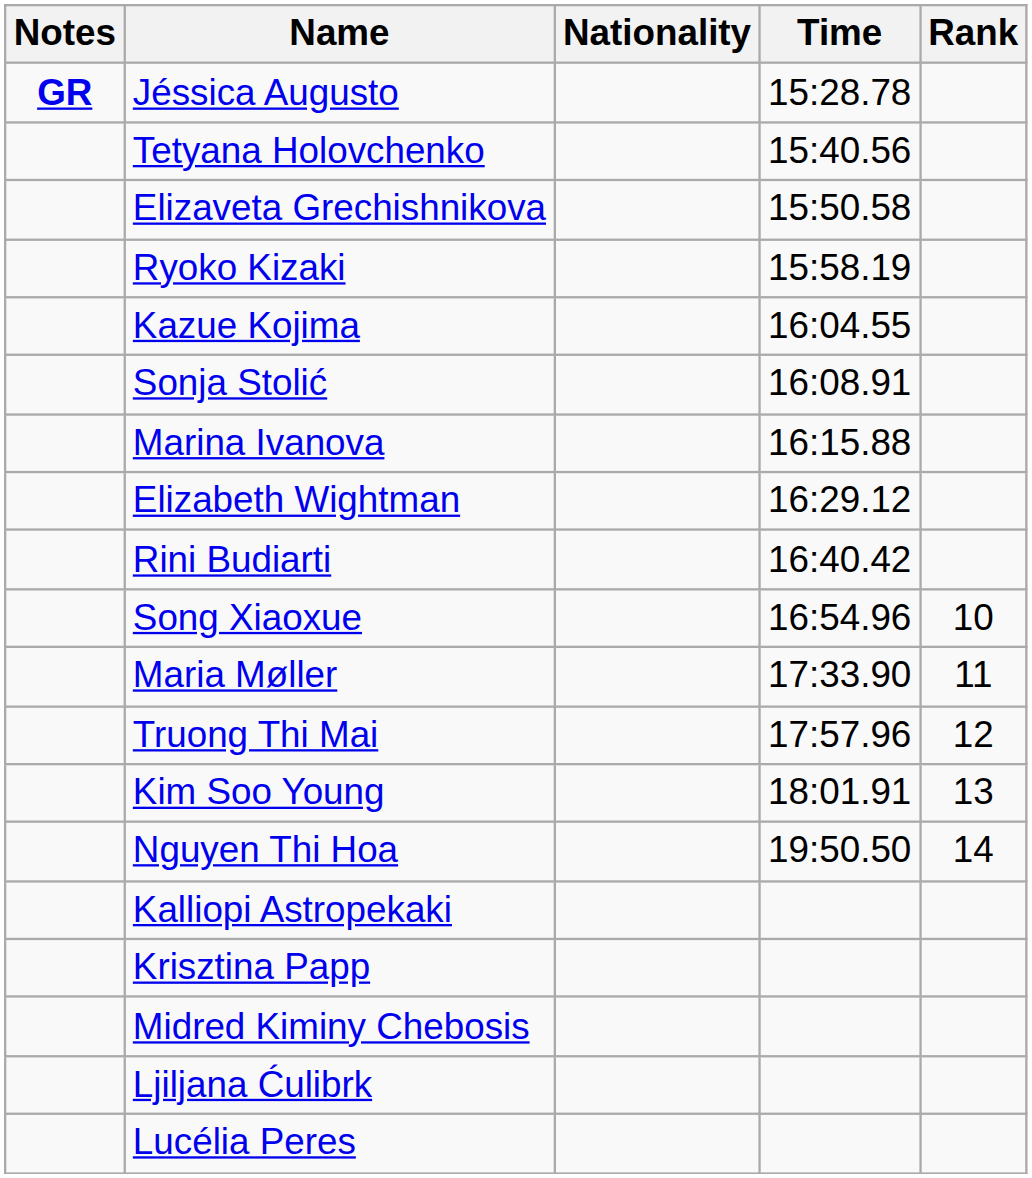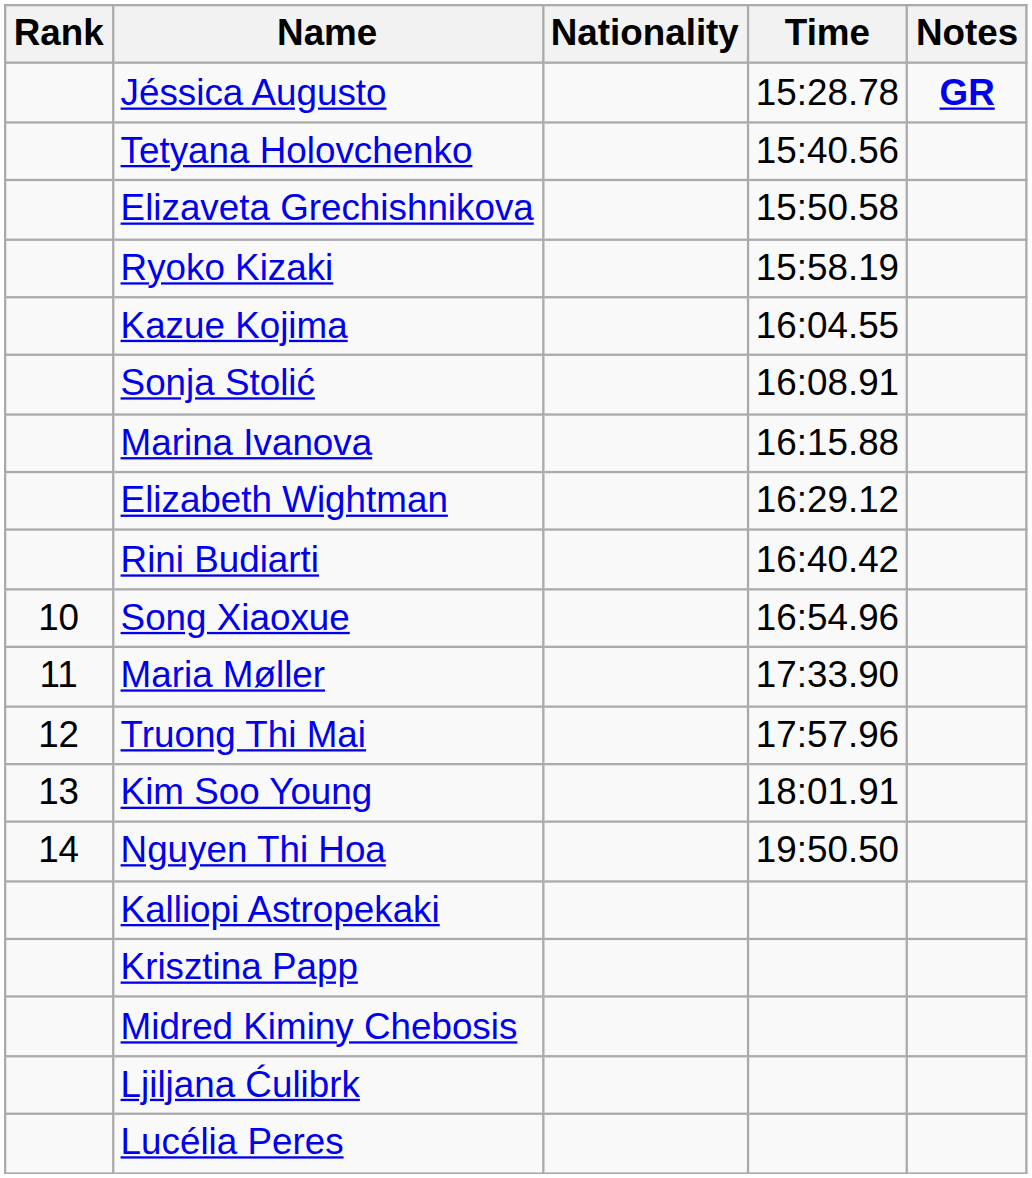columns swapped: (973, 33) <-> (65, 33)
